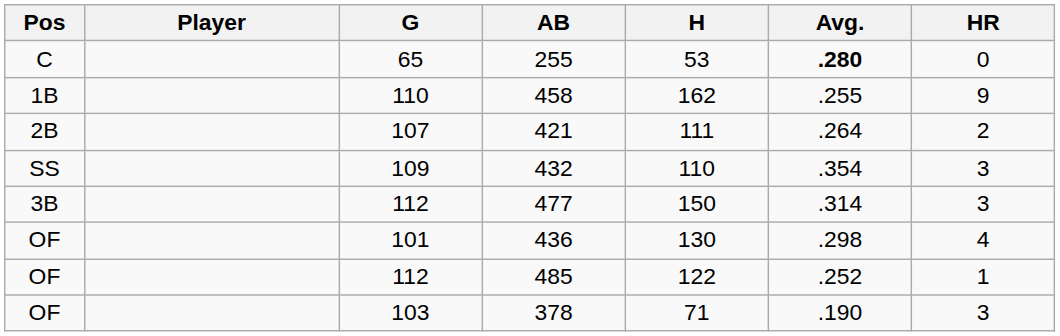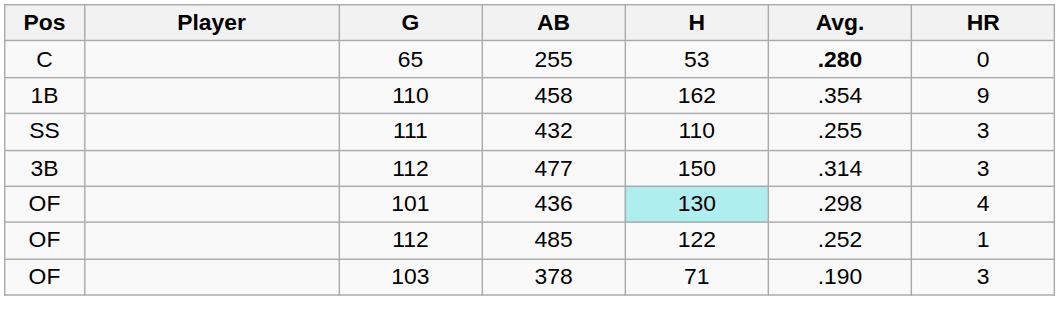(840, 95) .255 -> (840, 95) .354
- row: (554, 131)
(410, 167) 109 -> (410, 131) 111
(840, 167) .354 -> (840, 131) .255
(697, 240) no background -> (697, 204) paleturquoise background
